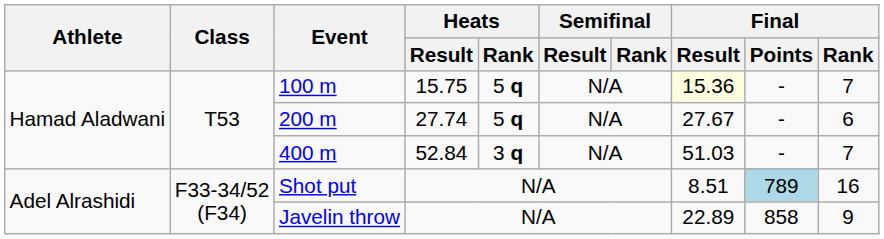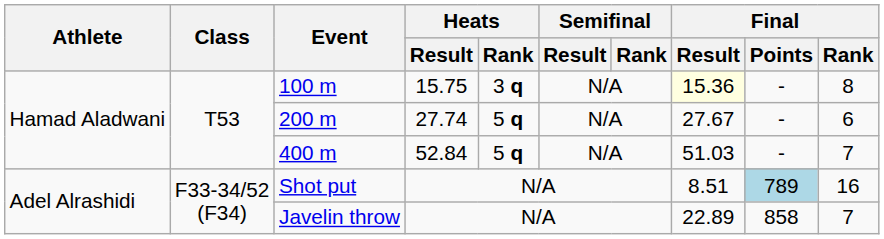(508, 87) 5 q -> (508, 87) 3 q
(848, 87) 7 -> (848, 87) 8
(508, 153) 3 q -> (508, 153) 5 q
(848, 218) 9 -> (848, 218) 7
